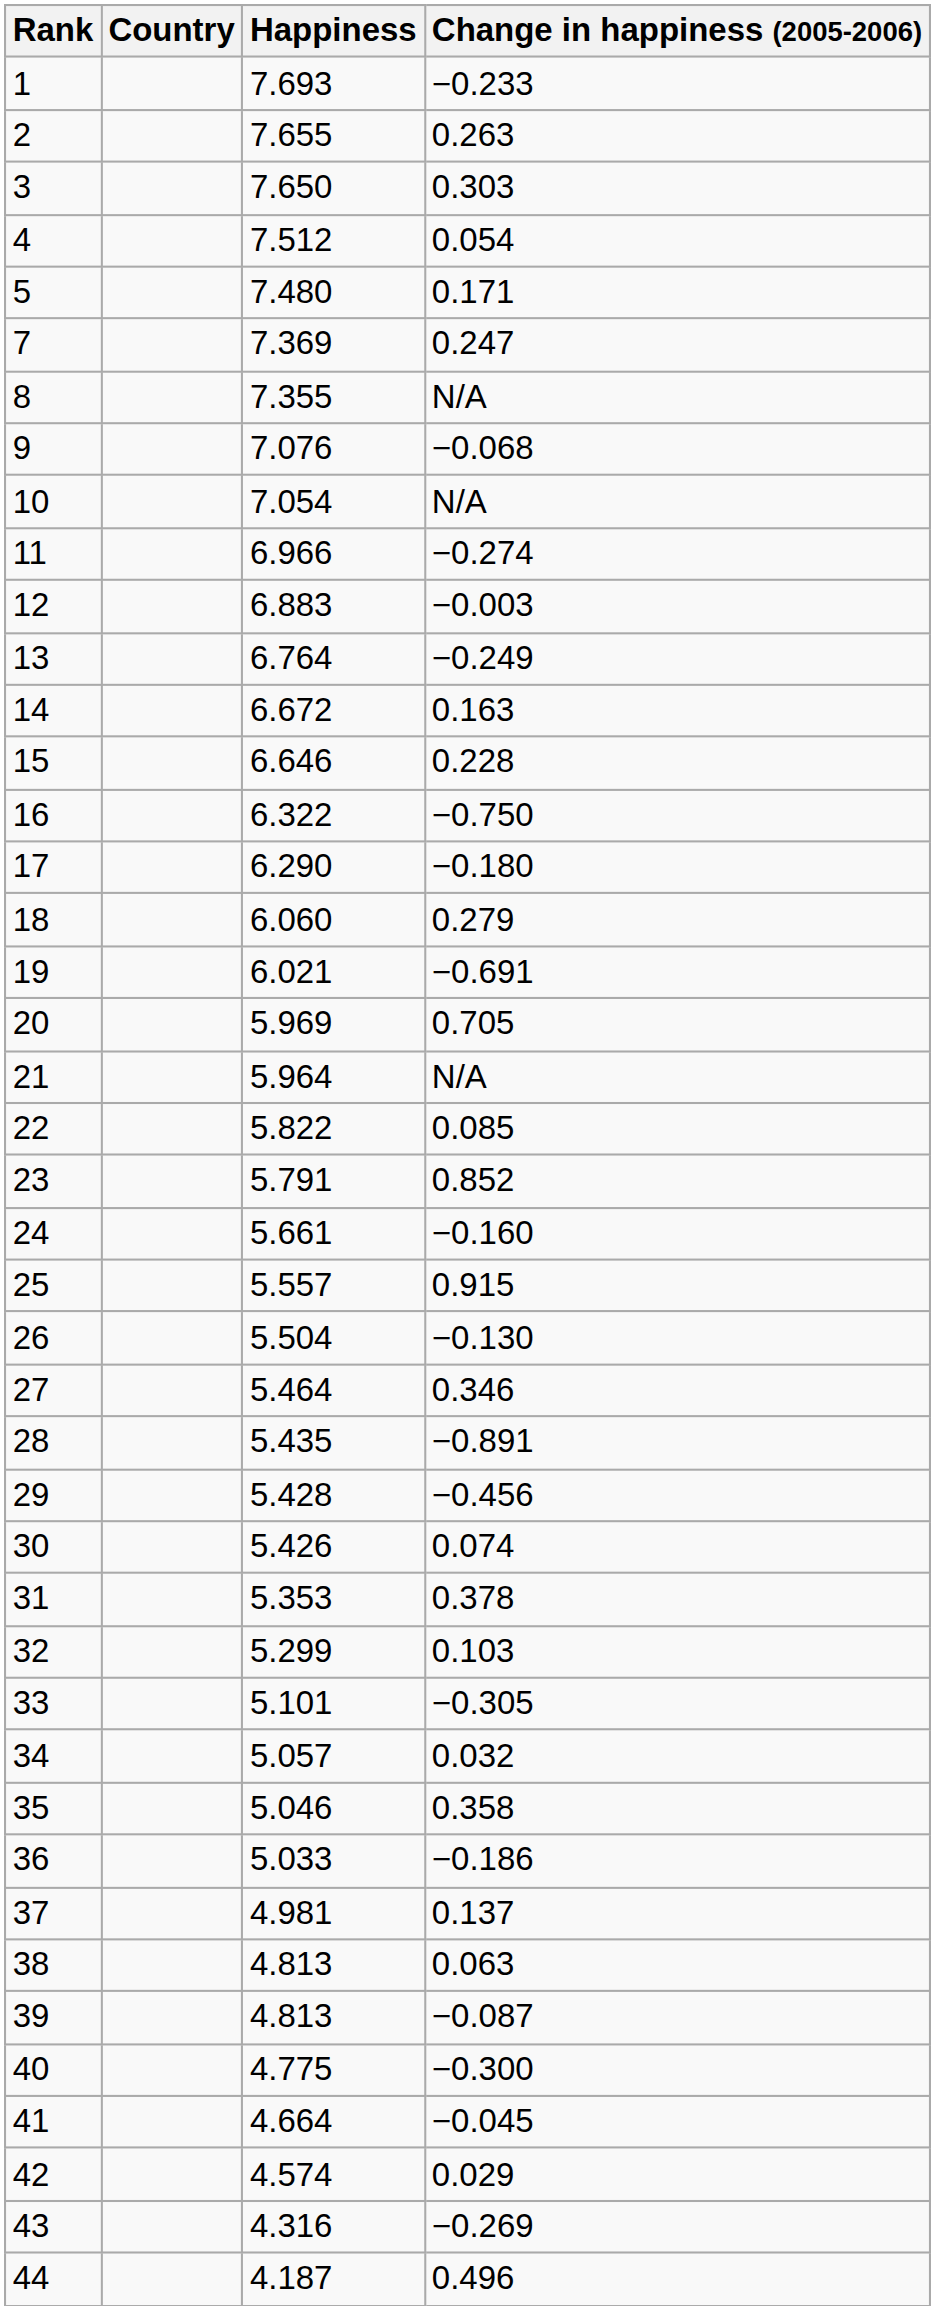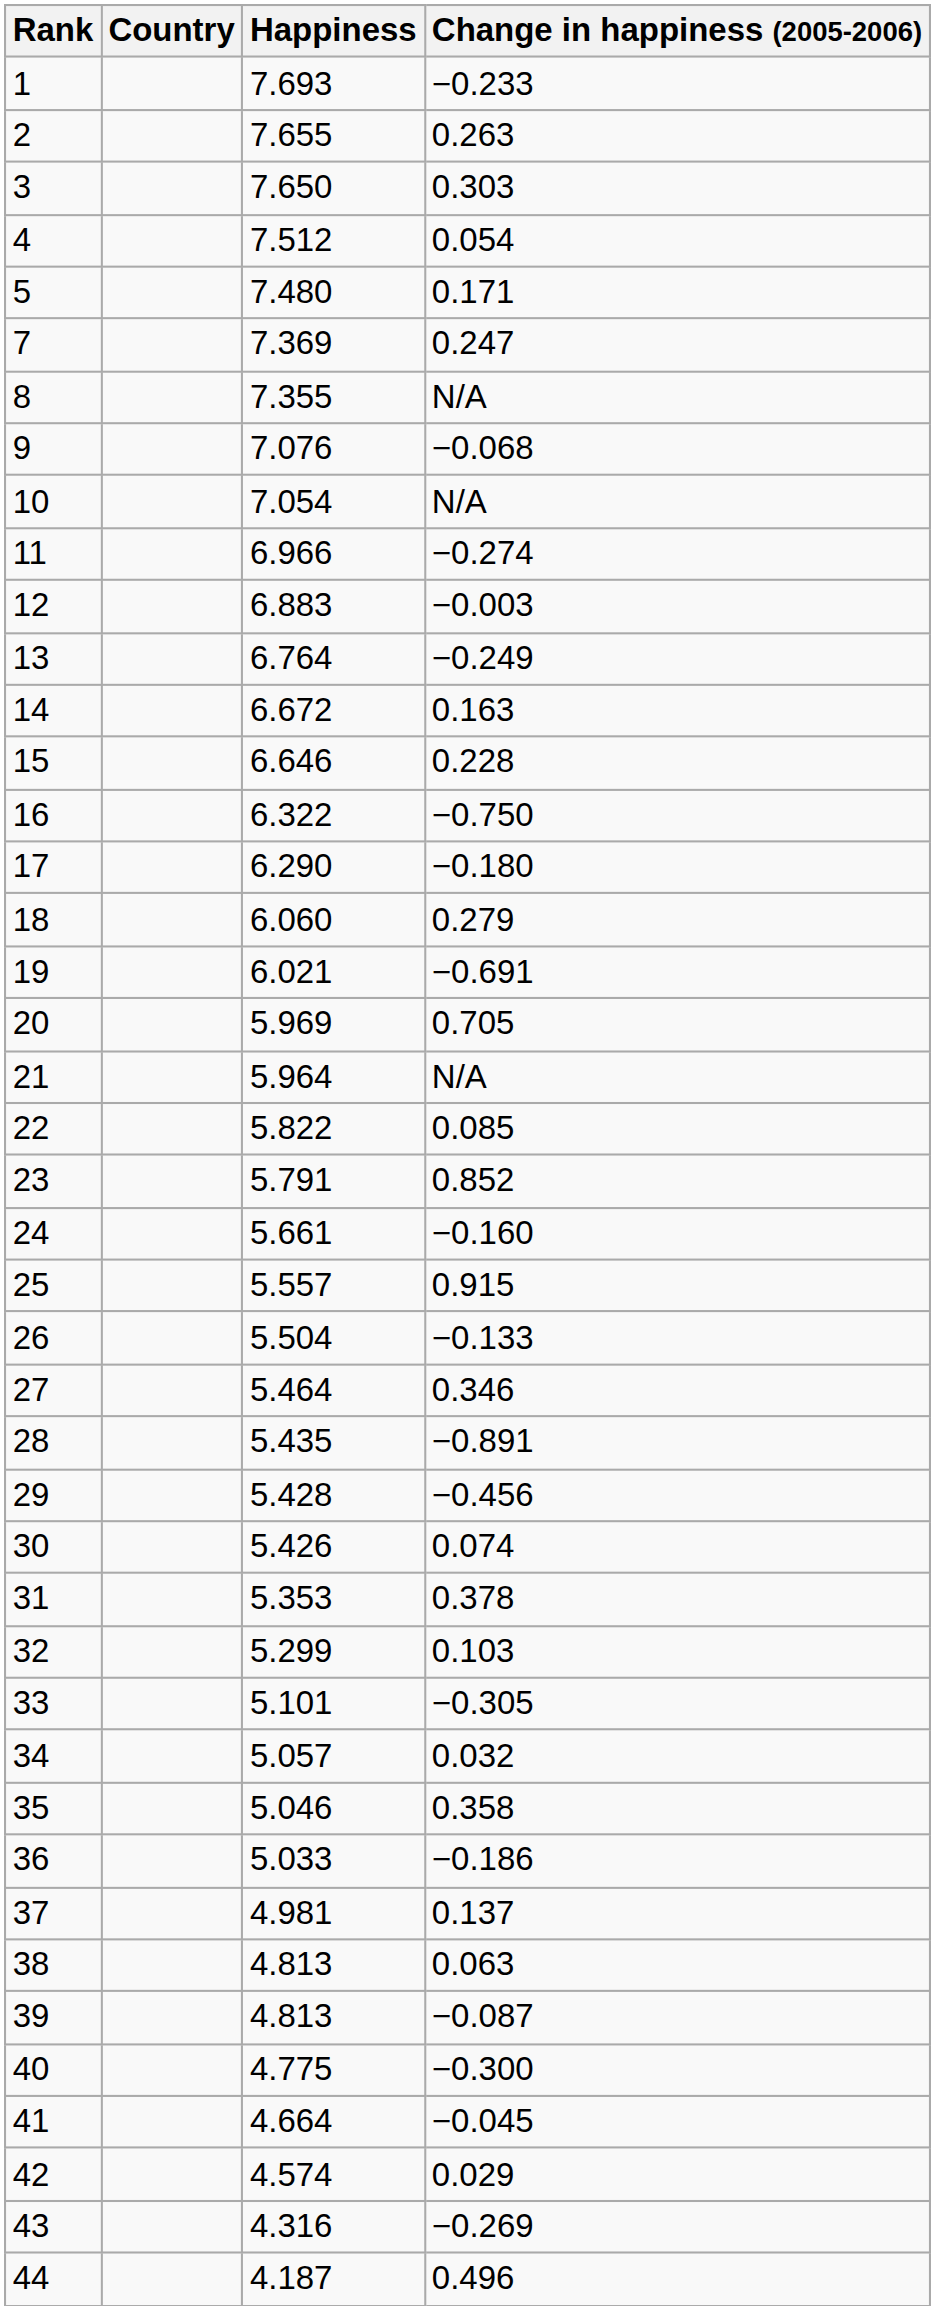(483, 1337) −0.130 -> (483, 1337) −0.133
